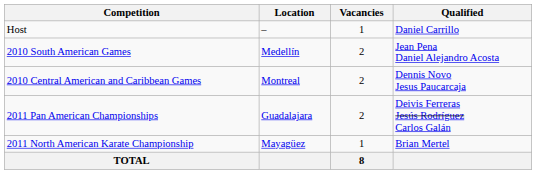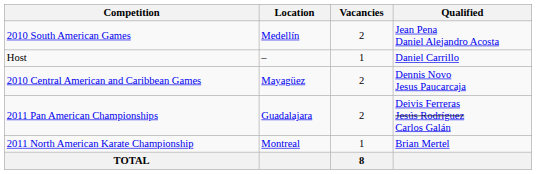rows swapped: (17, 29) <-> (69, 52)
(281, 80) Montreal -> (283, 80) Mayagüez
(283, 144) Mayagüez -> (281, 144) Montreal
